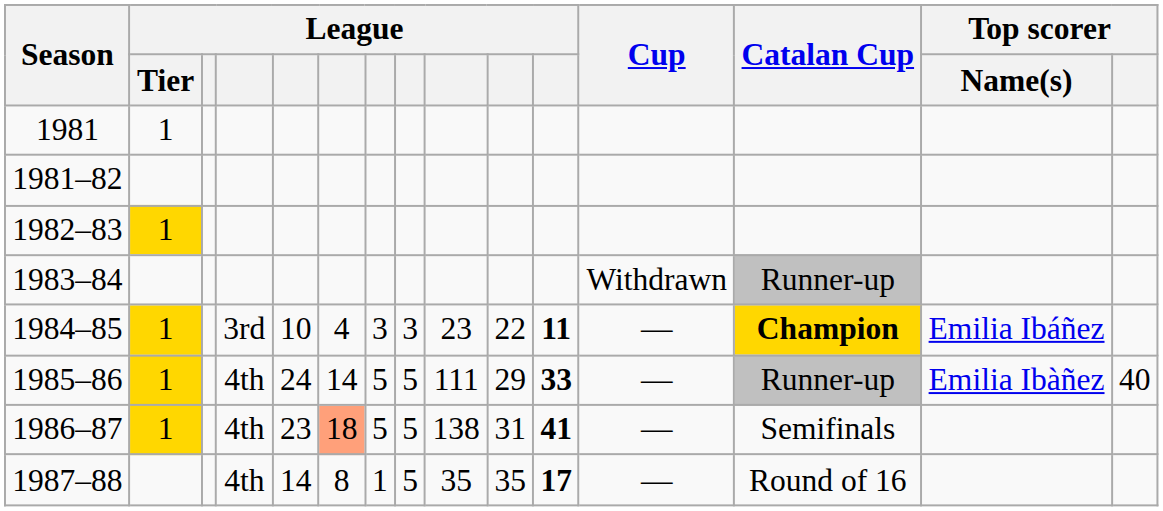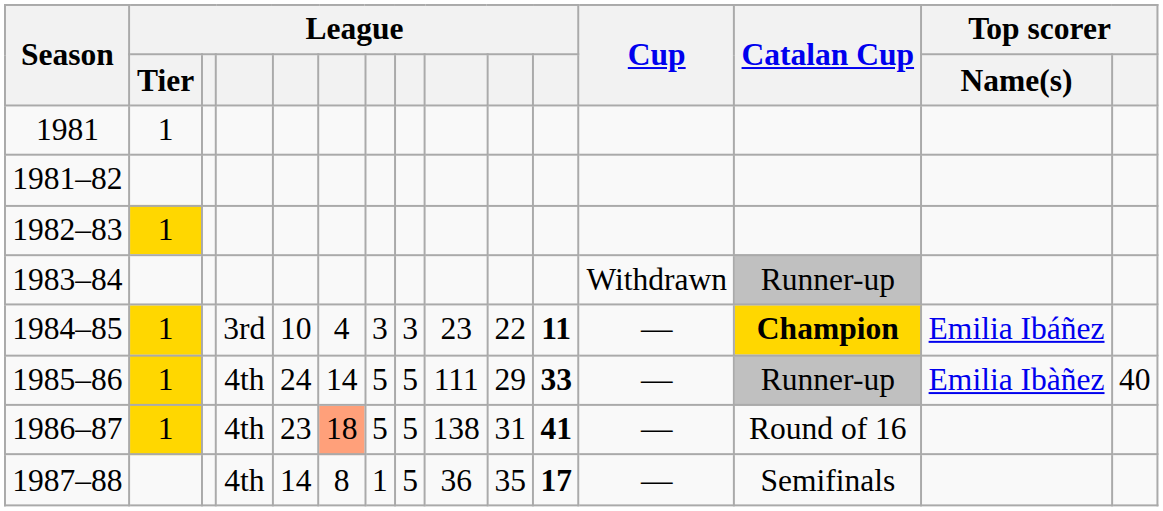(828, 429) Semifinals -> (828, 429) Round of 16
(456, 479) 35 -> (456, 479) 36
(828, 479) Round of 16 -> (828, 479) Semifinals
